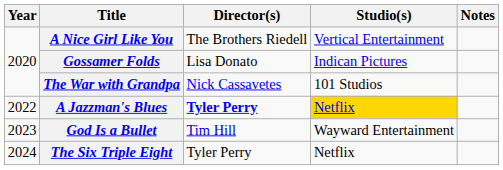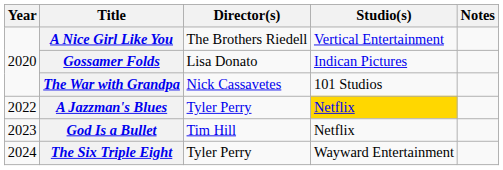(222, 107) bold -> (219, 107) normal
(384, 130) Wayward Entertainment -> (334, 130) Netflix
(334, 152) Netflix -> (384, 152) Wayward Entertainment
